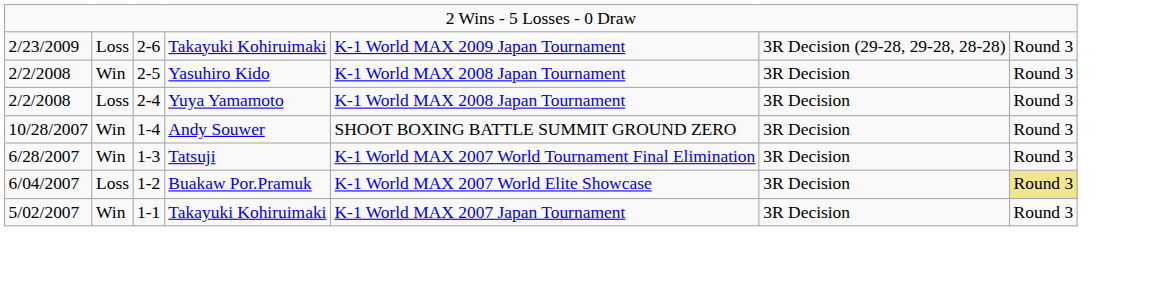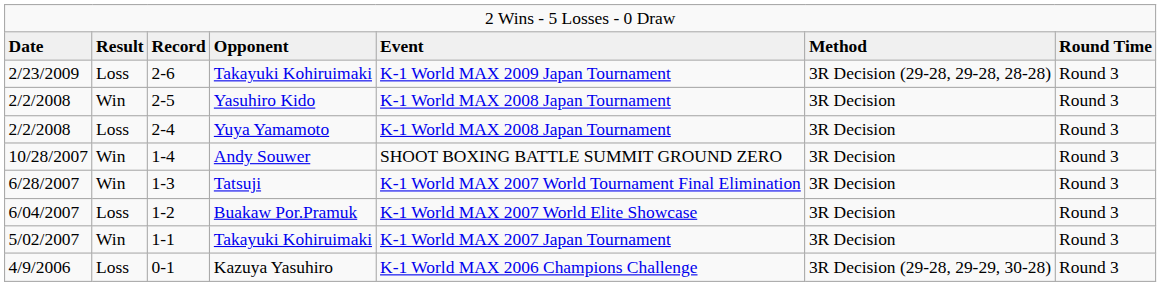+ row: (179, 45)
(1043, 184) khaki background -> (1089, 211) no background
+ row: (163, 267)
